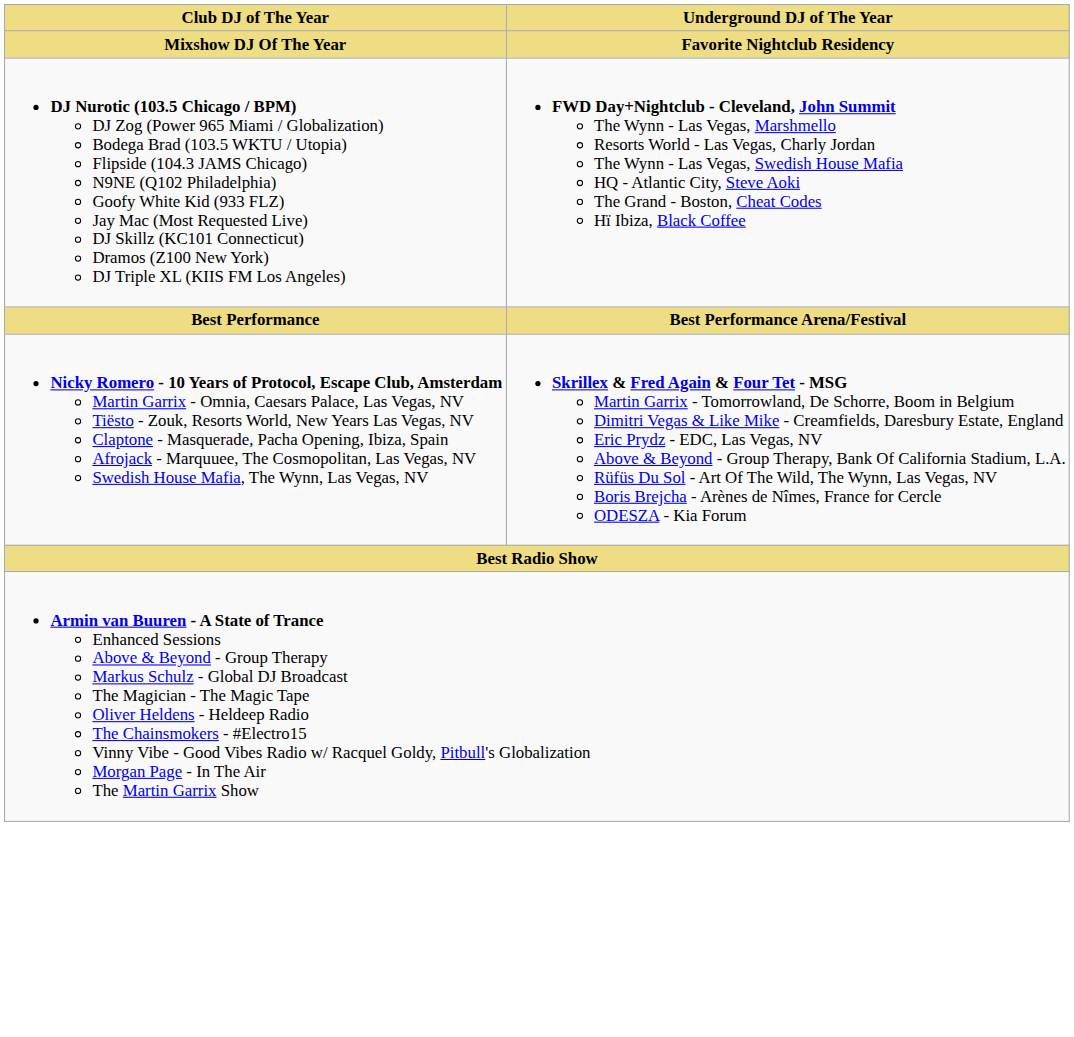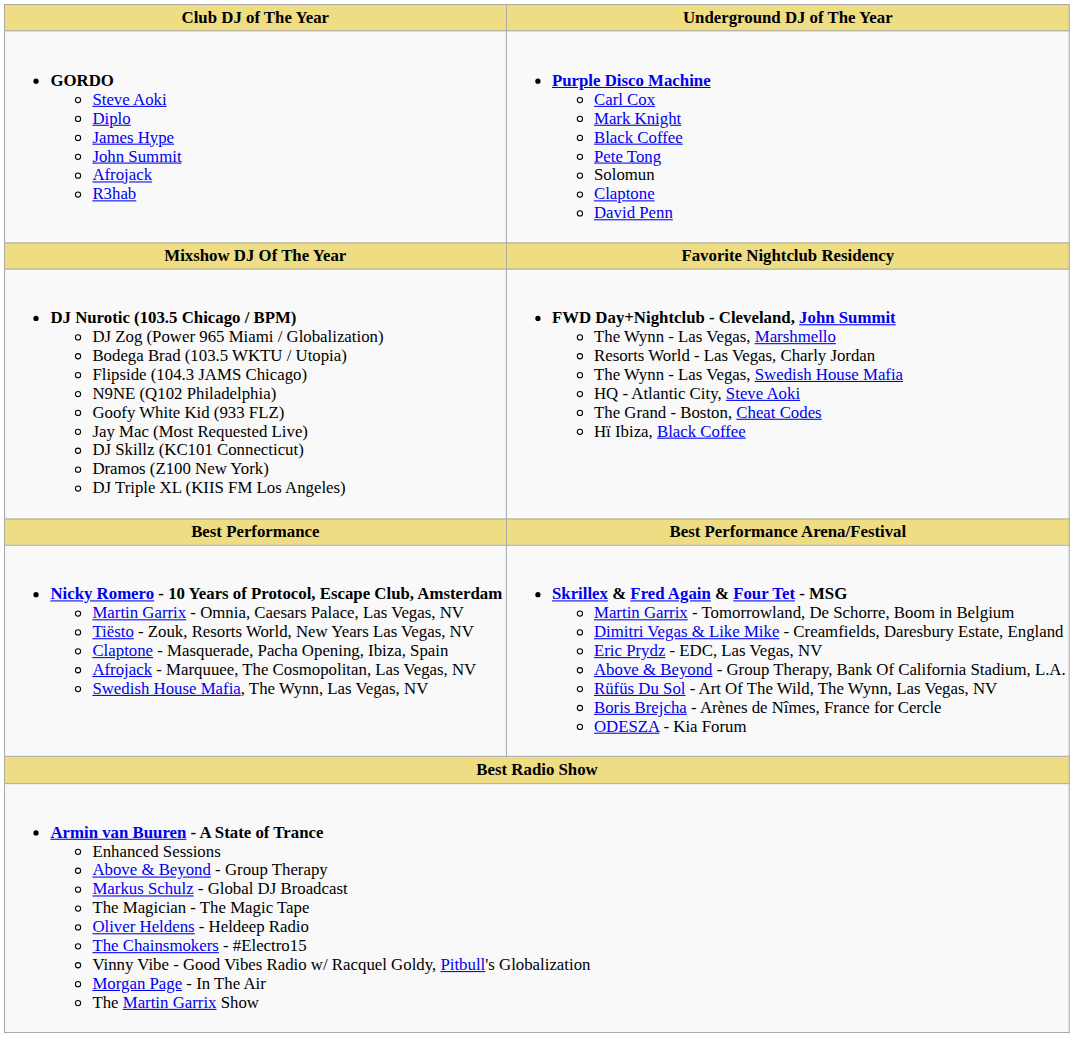+ row: (255, 137)
